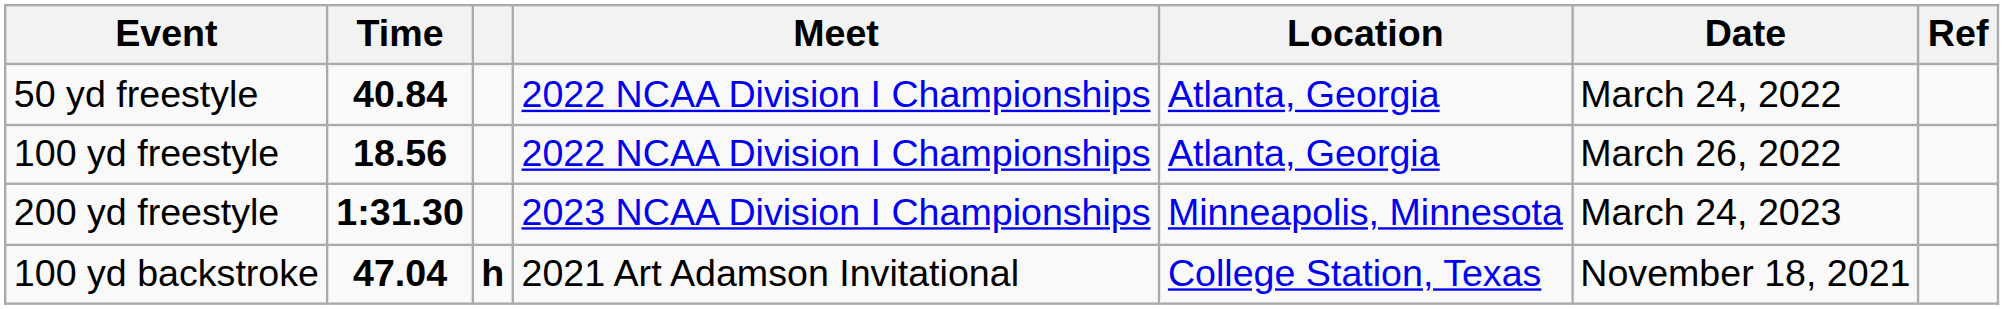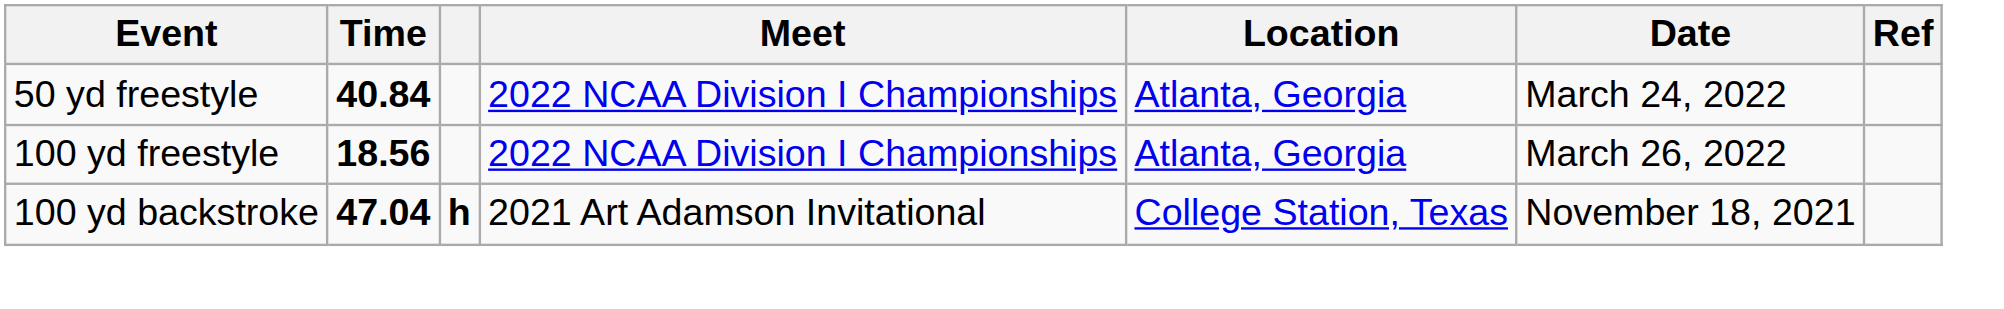- row: (147, 213)
